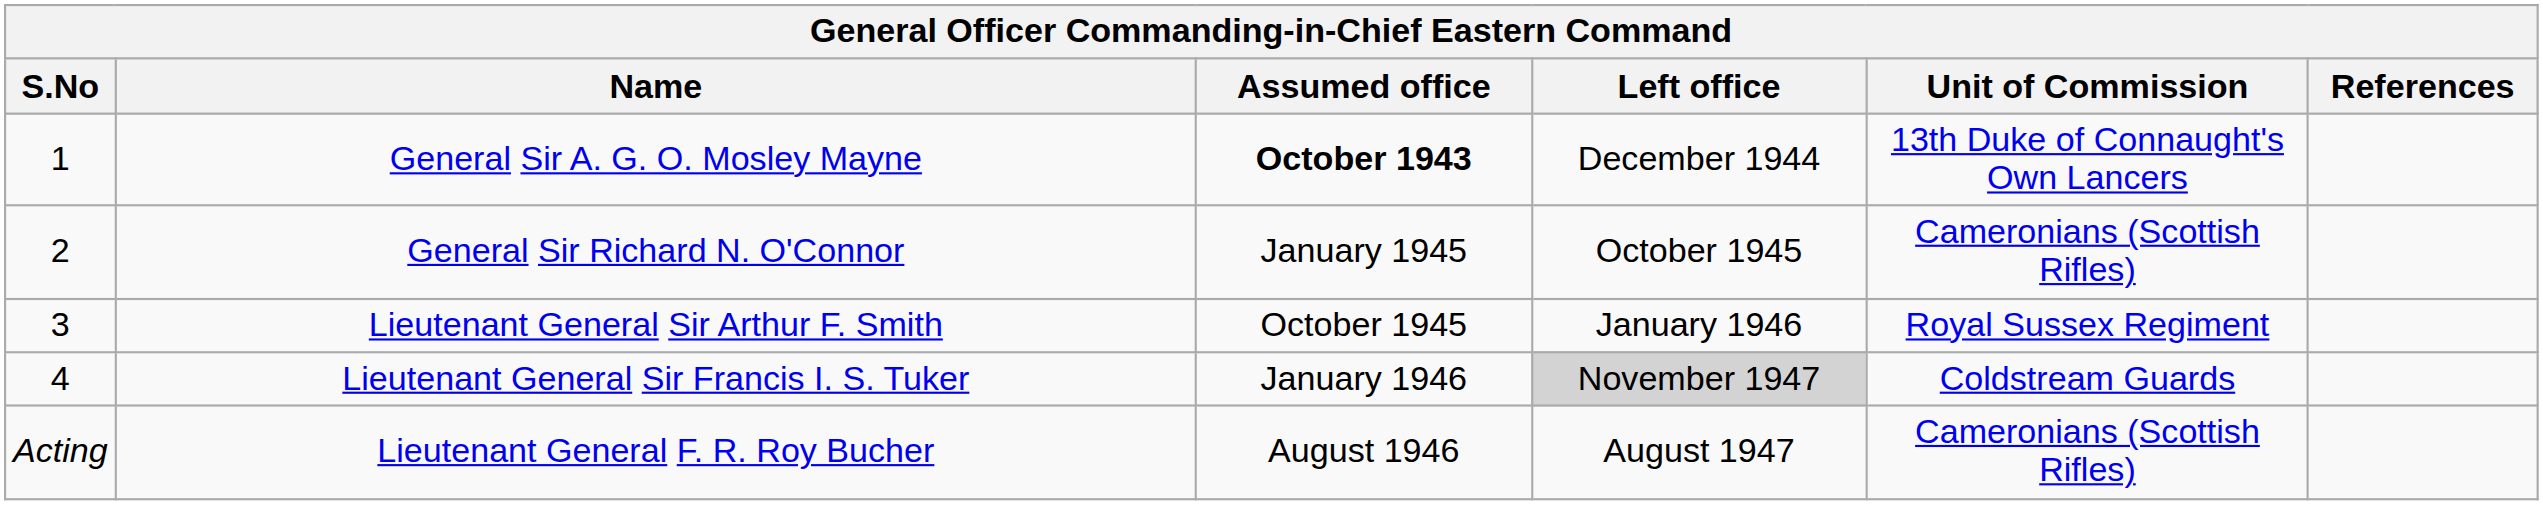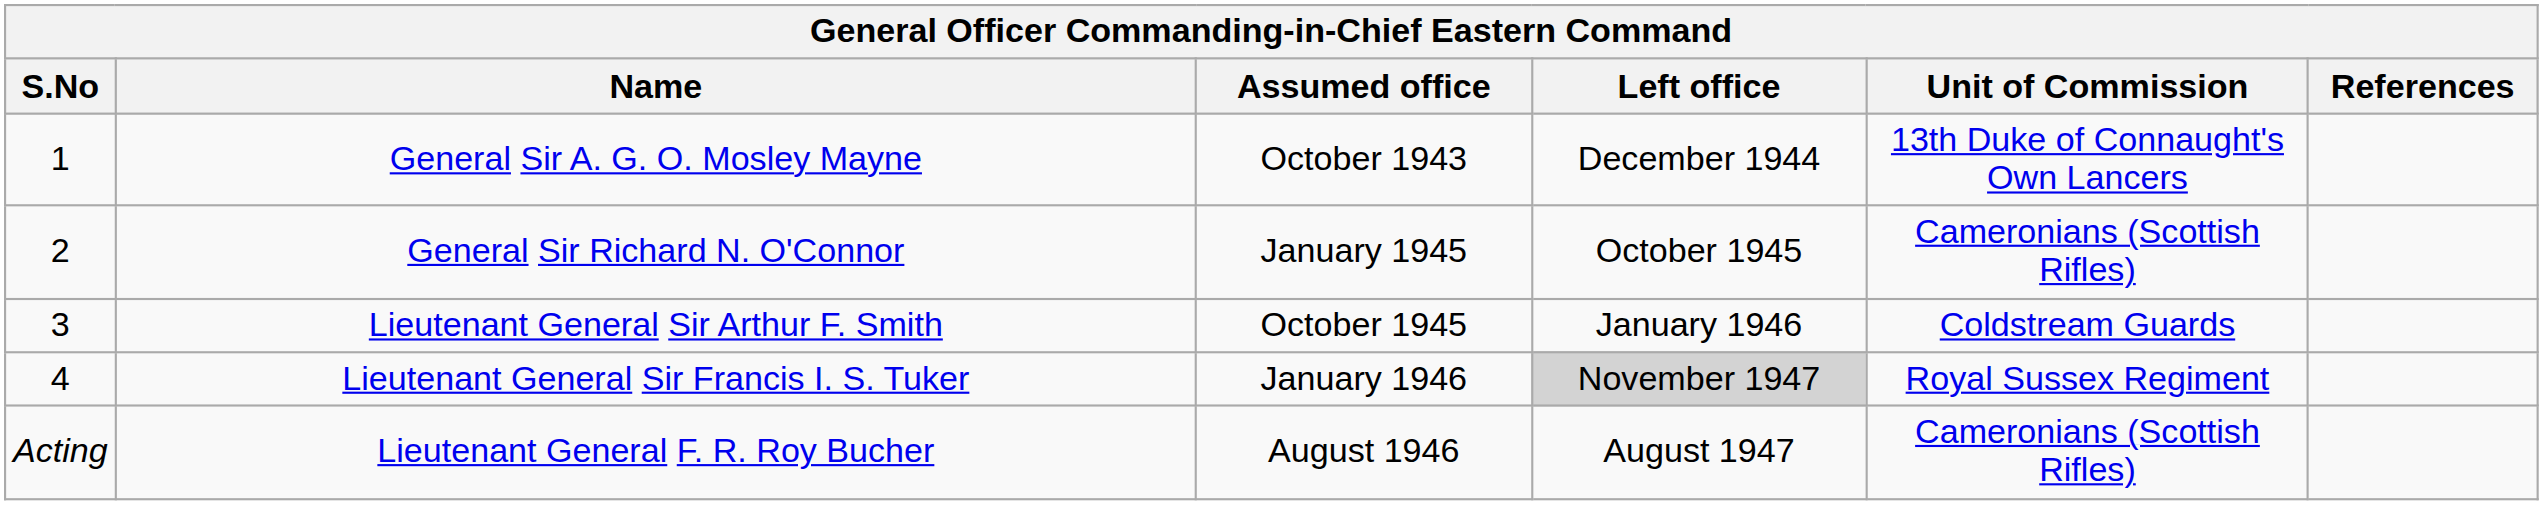(1364, 158) bold -> (1364, 158) normal
(2087, 324) Royal Sussex Regiment -> (2087, 324) Coldstream Guards
(2087, 378) Coldstream Guards -> (2087, 378) Royal Sussex Regiment
